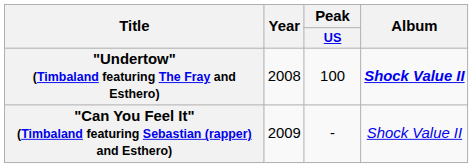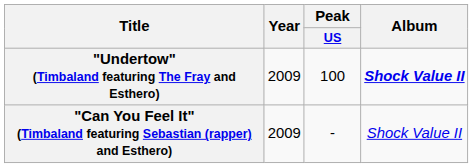(284, 76) 2008 -> (284, 76) 2009
